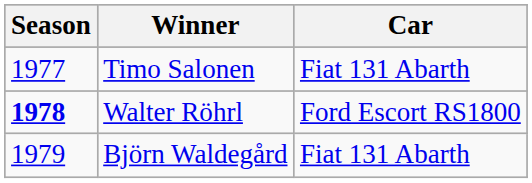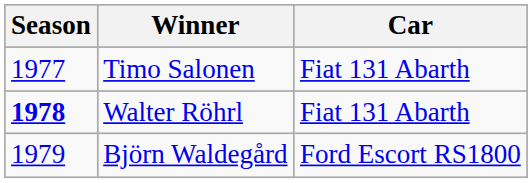(410, 111) Ford Escort RS1800 -> (385, 111) Fiat 131 Abarth
(385, 154) Fiat 131 Abarth -> (410, 154) Ford Escort RS1800
